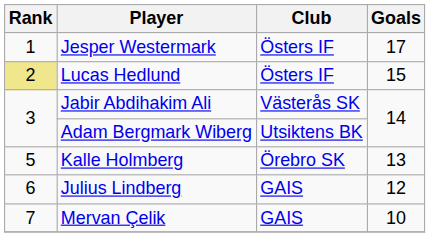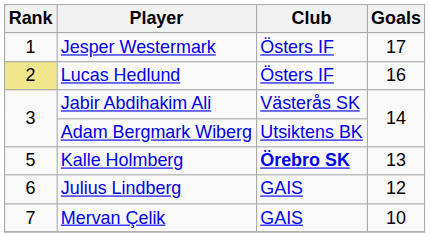(396, 75) 15 -> (396, 75) 16
(303, 160) normal -> (305, 160) bold
